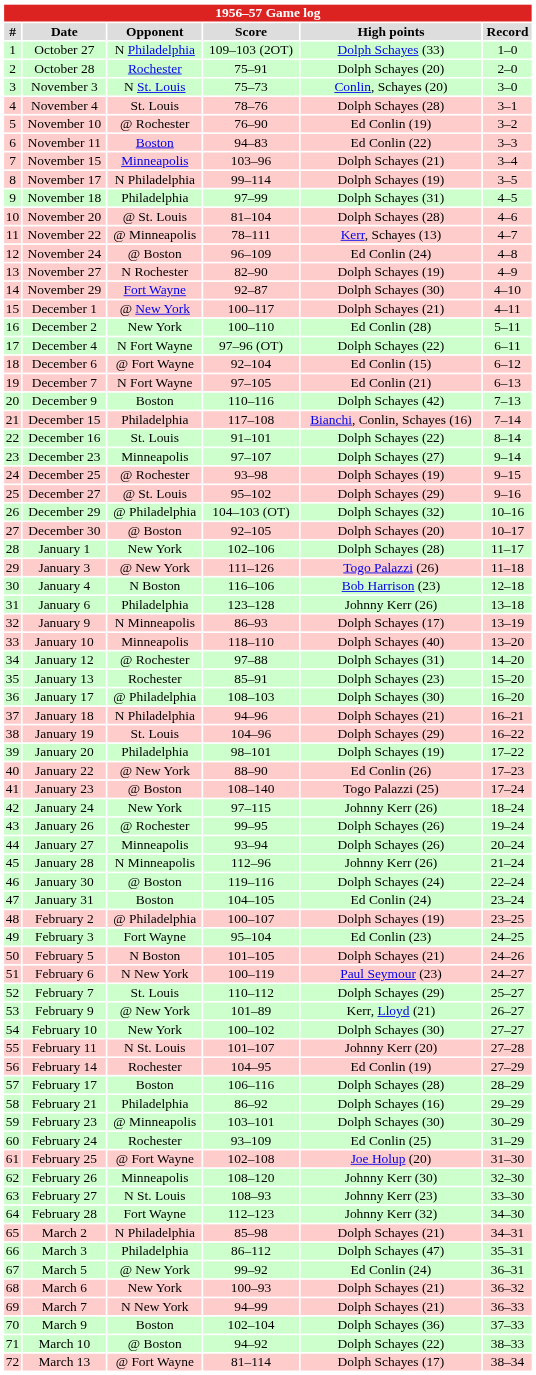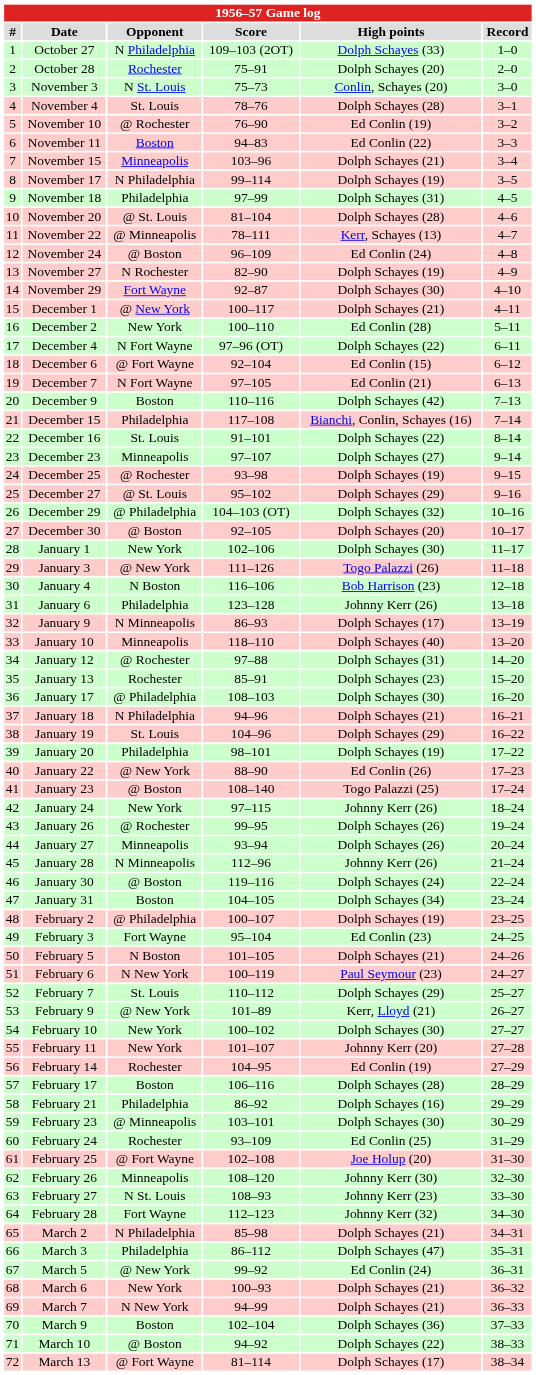(391, 549) Dolph Schayes (28) -> (391, 549) Dolph Schayes (30)
(391, 900) Ed Conlin (24) -> (391, 900) Dolph Schayes (34)
(155, 1048) N St. Louis -> (155, 1048) New York
